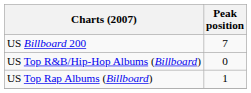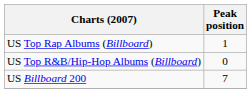rows swapped: (47, 43) <-> (80, 79)
